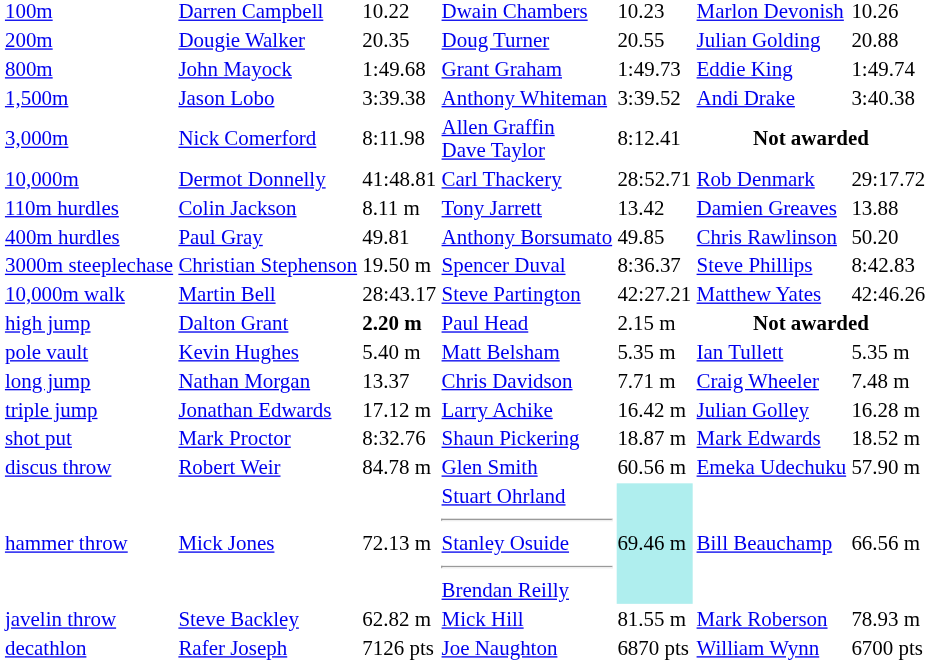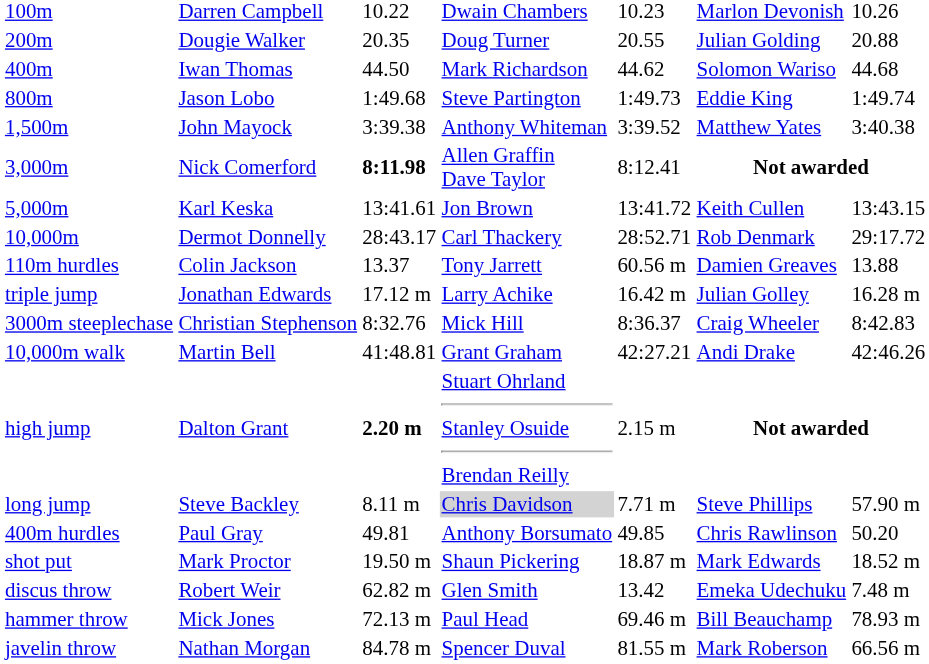+ row: (29, 69)
(235, 69) John Mayock -> (226, 98) Jason Lobo
(502, 69) Grant Graham -> (511, 98) Steve Partington
(226, 98) Jason Lobo -> (235, 126) John Mayock
(746, 98) Andi Drake -> (759, 126) Matthew Yates
(394, 138) normal -> (394, 167) bold
+ row: (37, 208)
(399, 179) 41:48.81 -> (399, 236) 28:43.17
(391, 208) 8.11 m -> (386, 265) 13.37
(641, 208) 13.42 -> (652, 265) 60.56 m
rows swapped: (62, 236) <-> (51, 409)
(397, 265) 19.50 m -> (394, 323) 8:32.76
(504, 265) Spencer Duval -> (483, 323) Mick Hill
(755, 265) Steve Phillips -> (758, 323) Craig Wheeler
(399, 294) 28:43.17 -> (399, 352) 41:48.81
(511, 294) Steve Partington -> (502, 352) Grant Graham
(759, 294) Matthew Yates -> (746, 352) Andi Drake
(485, 323) Paul Head -> (527, 428) Stuart Ohrland Stanley Osuide Brendan Reilly
- row: (47, 352)
(244, 380) Nathan Morgan -> (239, 504) Steve Backley
(386, 380) 13.37 -> (391, 504) 8.11 m
(507, 380) no background -> (507, 504) lightgrey background
(758, 380) Craig Wheeler -> (755, 504) Steve Phillips
(881, 380) 7.48 m -> (886, 504) 57.90 m
(394, 438) 8:32.76 -> (397, 561) 19.50 m
(397, 467) 84.78 m -> (397, 590) 62.82 m
(652, 467) 60.56 m -> (641, 590) 13.42
(886, 467) 57.90 m -> (881, 590) 7.48 m
(527, 543) Stuart Ohrland Stanley Osuide Brendan Reilly -> (485, 619) Paul Head
(652, 543) paleturquoise background -> (652, 619) no background
(886, 543) 66.56 m -> (886, 619) 78.93 m
(239, 619) Steve Backley -> (244, 648) Nathan Morgan
(397, 619) 62.82 m -> (397, 648) 84.78 m
(483, 619) Mick Hill -> (504, 648) Spencer Duval
(886, 619) 78.93 m -> (886, 648) 66.56 m
- row: (46, 648)
